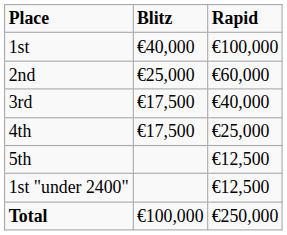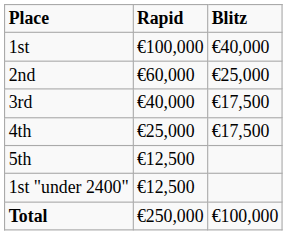columns swapped: (235, 18) <-> (155, 18)
